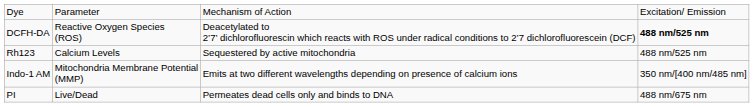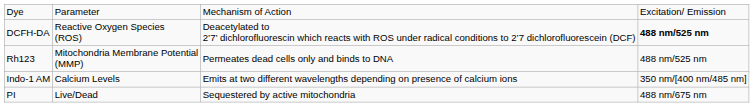(87, 53) Calcium Levels -> (126, 58) Mitochondria Membrane Potential (MMP)
(279, 53) Sequestered by active mitochondria -> (298, 58) Permeates dead cells only and binds to DNA
(126, 73) Mitochondria Membrane Potential (MMP) -> (87, 79) Calcium Levels
(298, 94) Permeates dead cells only and binds to DNA -> (279, 94) Sequestered by active mitochondria
